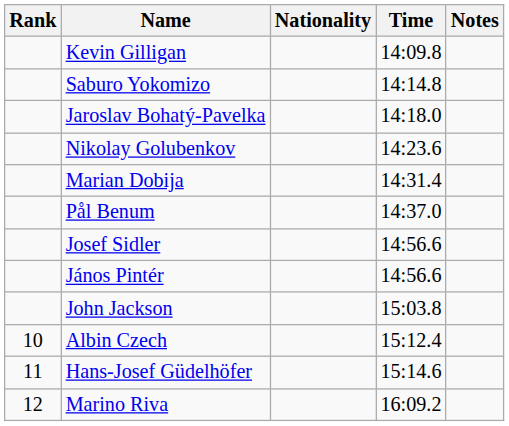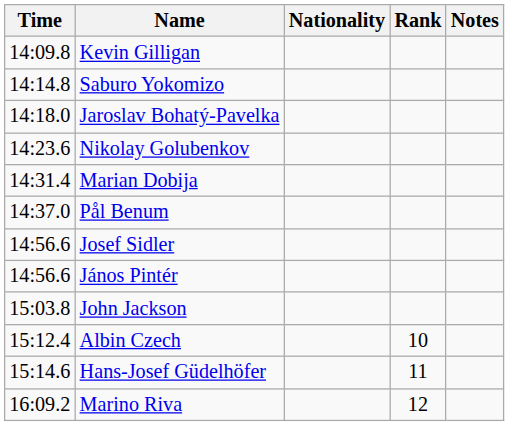columns swapped: (33, 20) <-> (411, 20)
